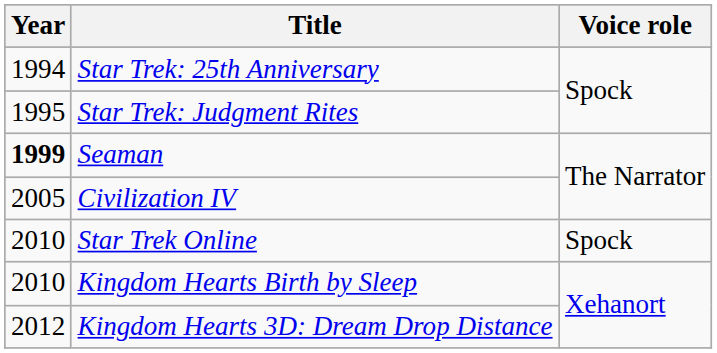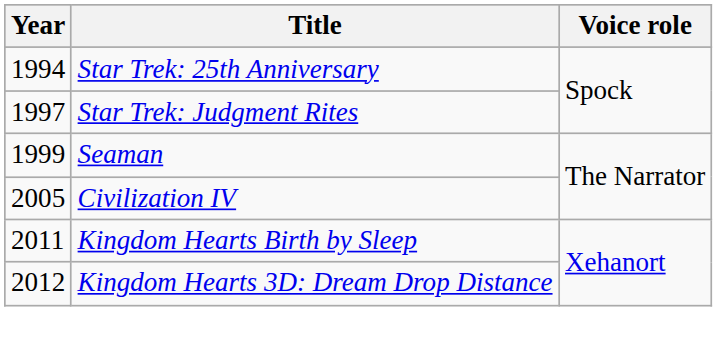(38, 111) 1995 -> (38, 111) 1997
(38, 154) bold -> (38, 154) normal
- row: (167, 240)
(38, 283) 2010 -> (38, 240) 2011
